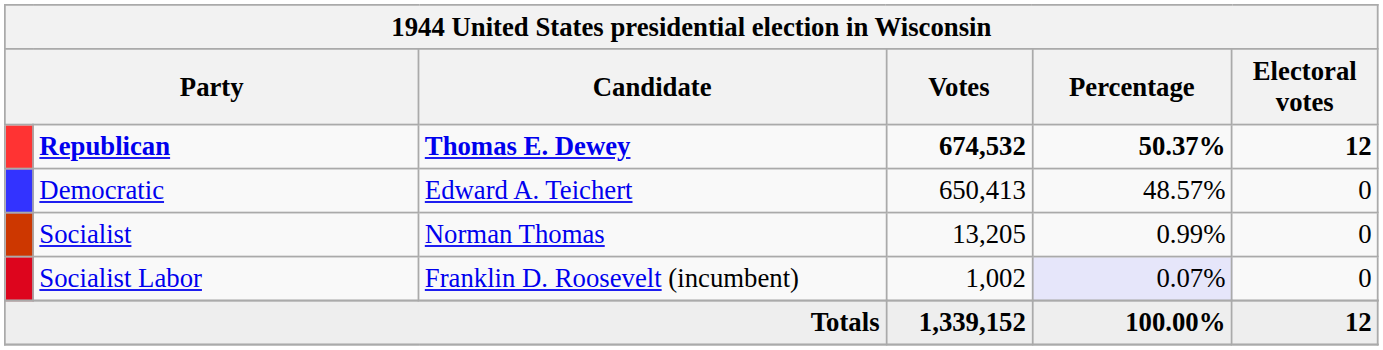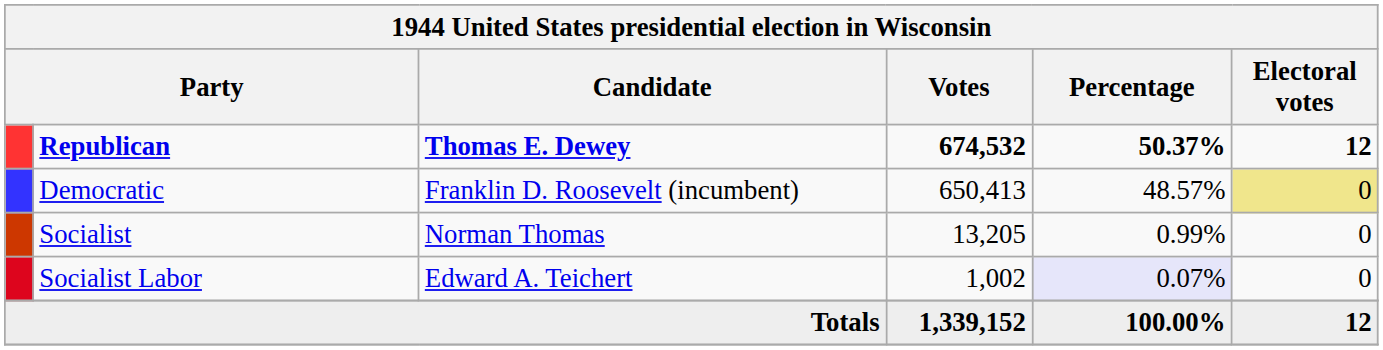(529, 190) Edward A. Teichert -> (612, 190) Franklin D. Roosevelt (incumbent)
(1365, 190) no background -> (1365, 190) khaki background
(612, 278) Franklin D. Roosevelt (incumbent) -> (529, 278) Edward A. Teichert
